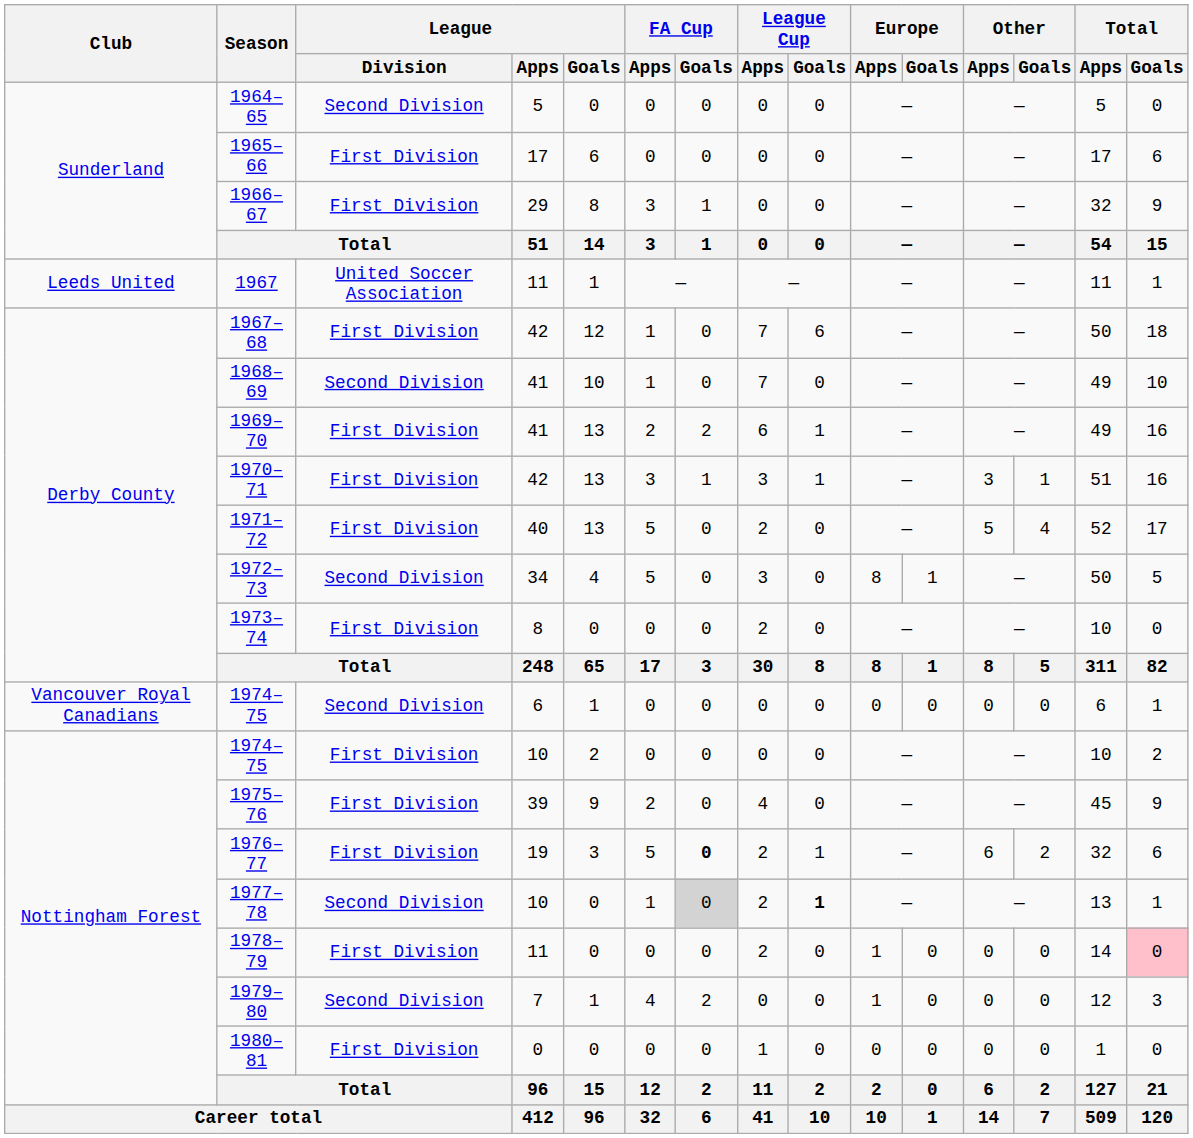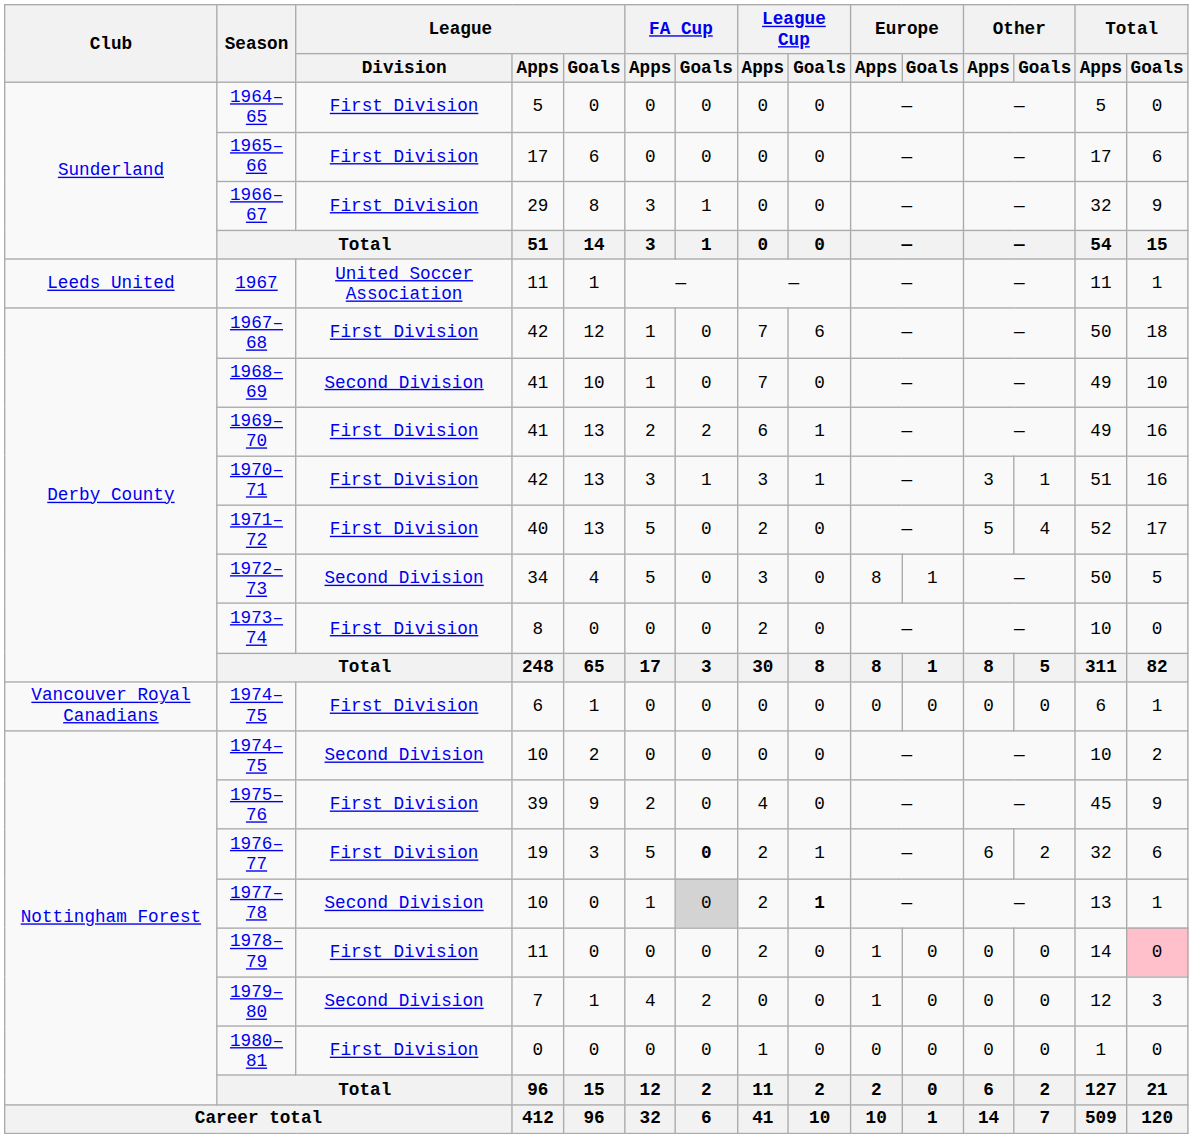(404, 107) Second Division -> (404, 107) First Division
(404, 706) Second Division -> (404, 706) First Division
(404, 756) First Division -> (404, 756) Second Division
